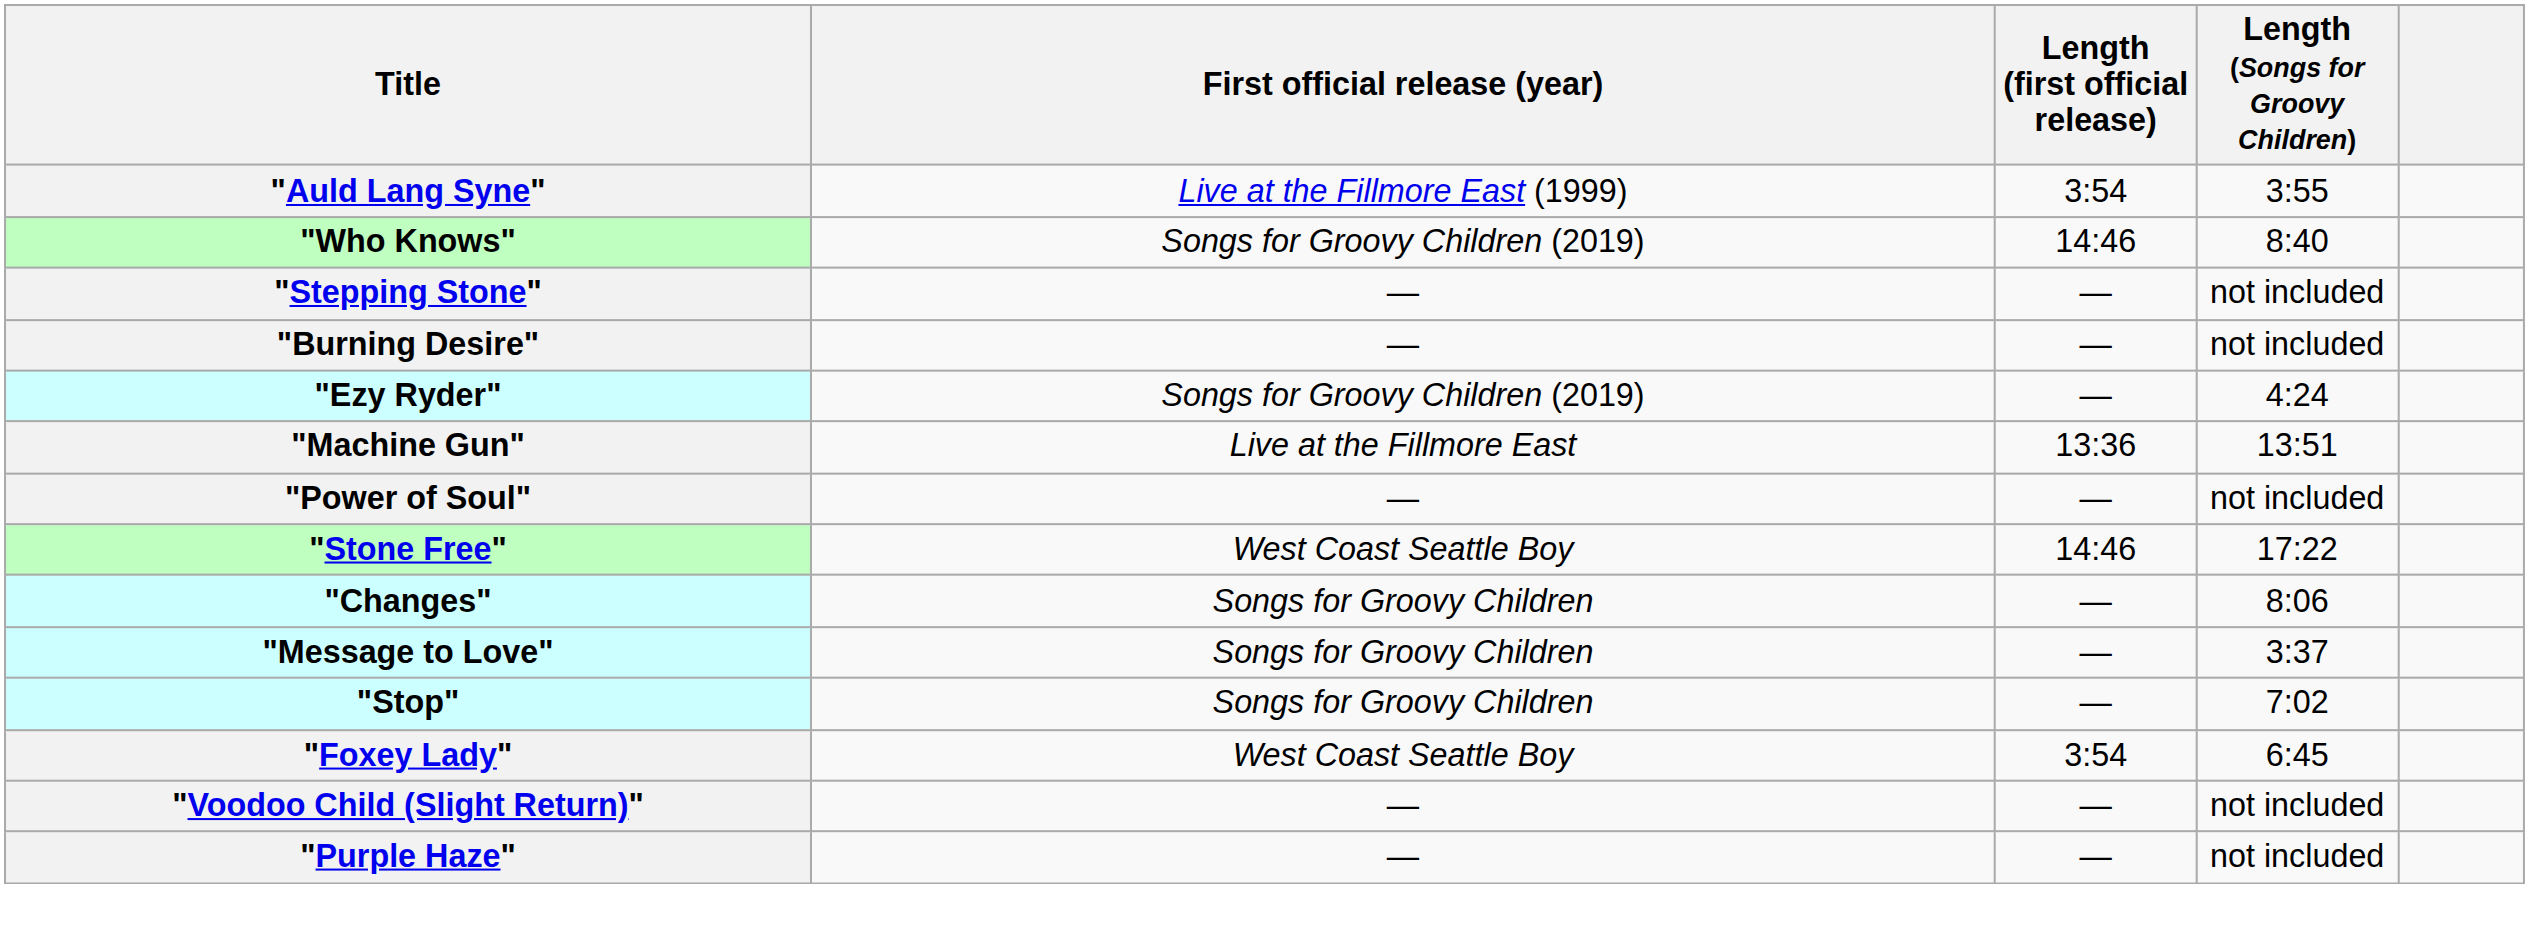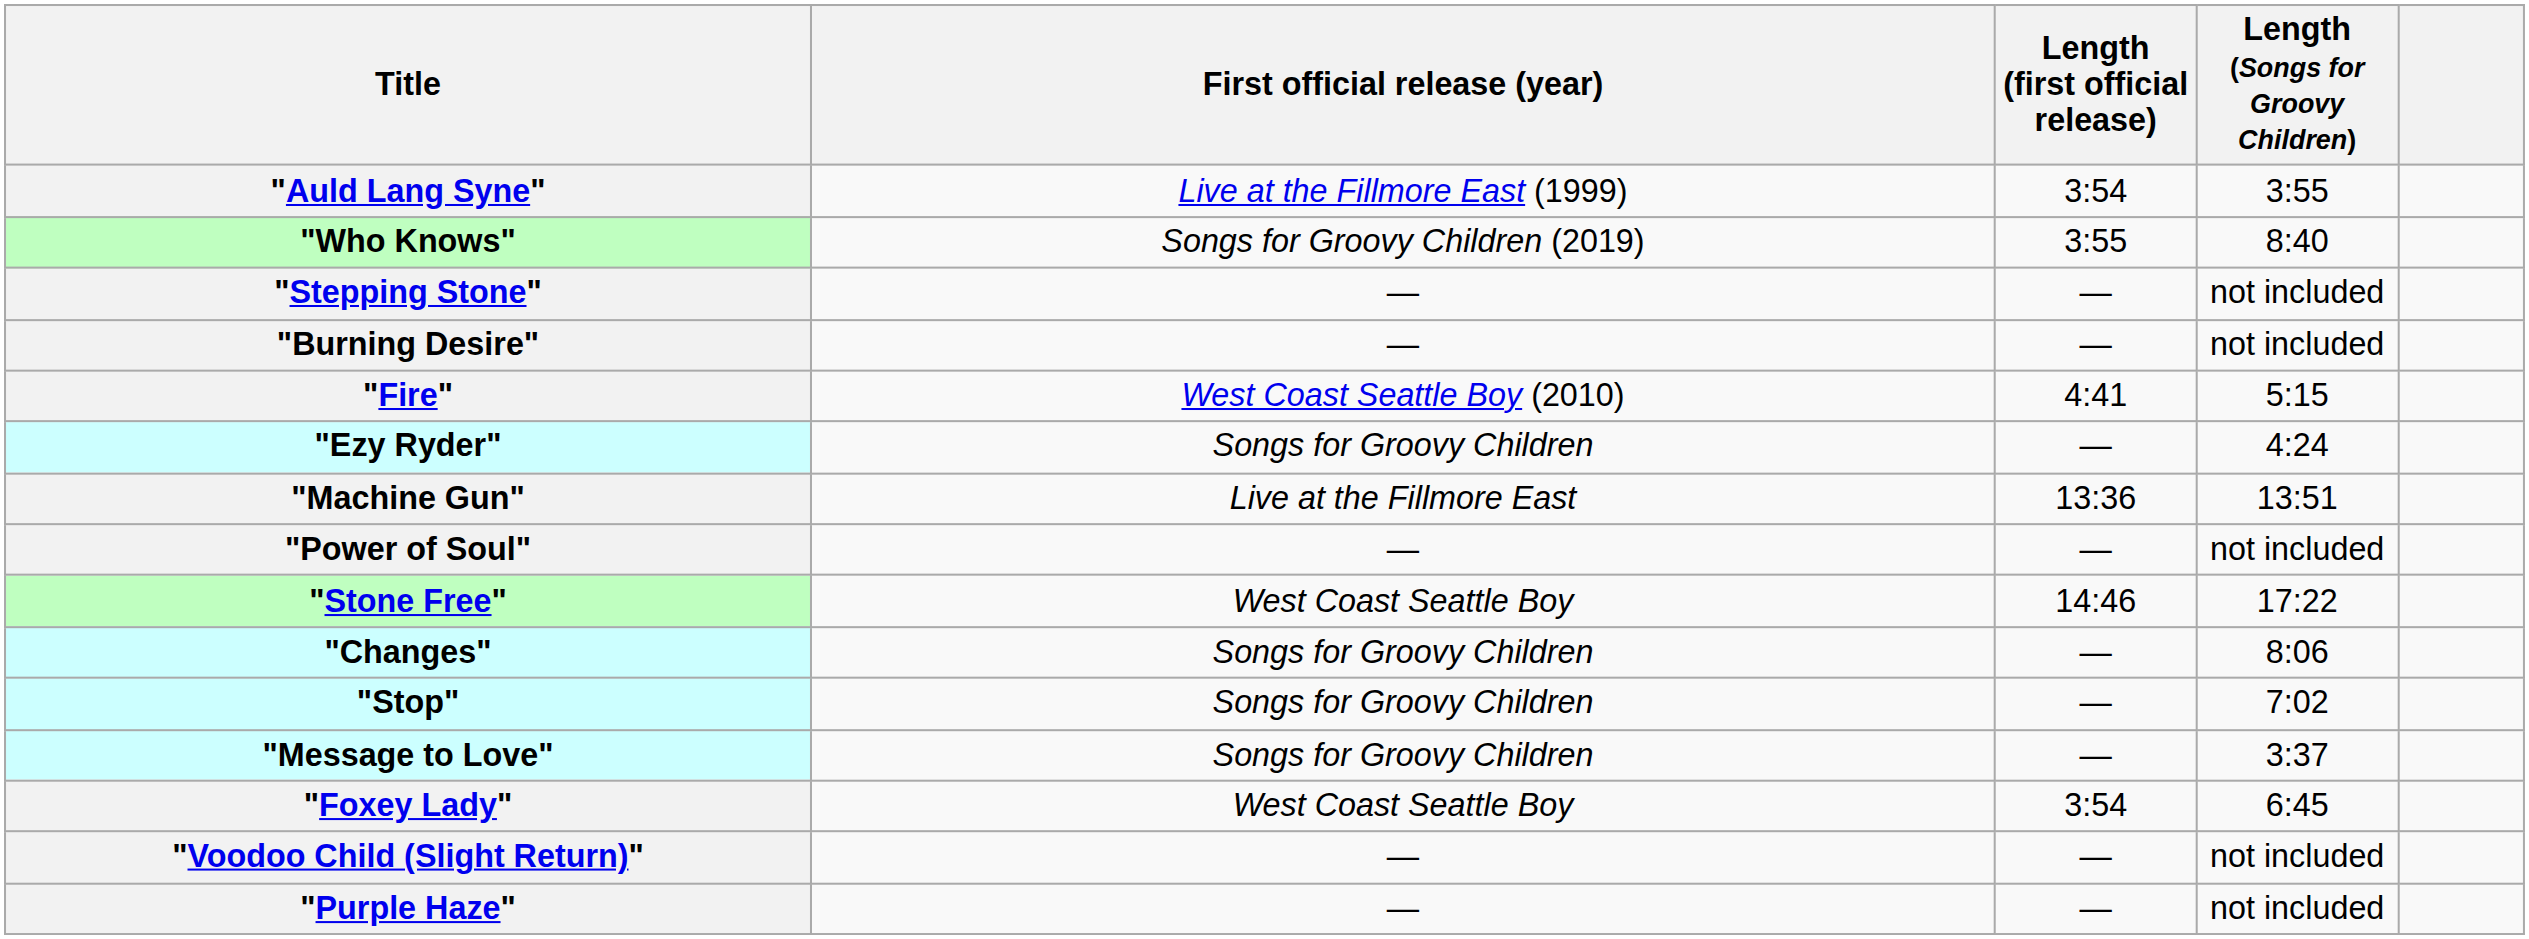(2096, 241) 14:46 -> (2096, 241) 3:55
+ row: (408, 395)
(1403, 395) Songs for Groovy Children (2019) -> (1403, 446) Songs for Groovy Children
rows swapped: (408, 651) <-> (408, 703)
